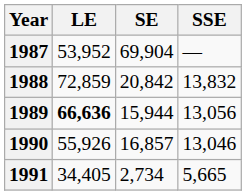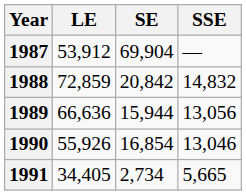(84, 50) 53,952 -> (84, 50) 53,912
(209, 81) 13,832 -> (209, 81) 14,832
(84, 112) bold -> (84, 112) normal
(147, 143) 16,857 -> (147, 143) 16,854
